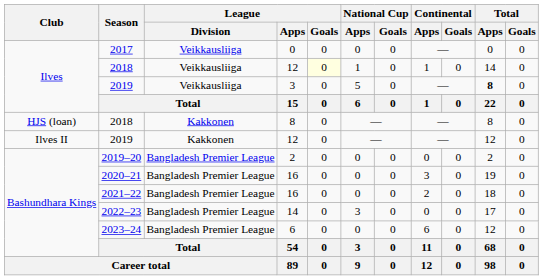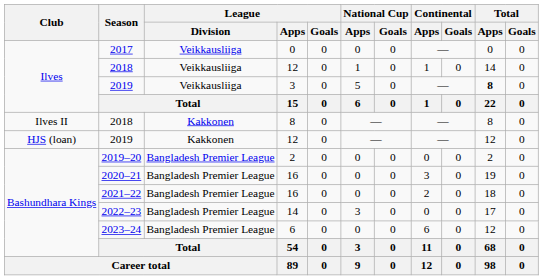(324, 67) lightyellow background -> (324, 67) no background
(52, 121) HJS (loan) -> (52, 121) Ilves II
(52, 139) Ilves II -> (52, 139) HJS (loan)
